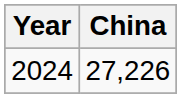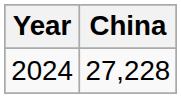(128, 70) 27,226 -> (128, 70) 27,228
